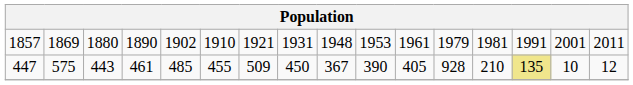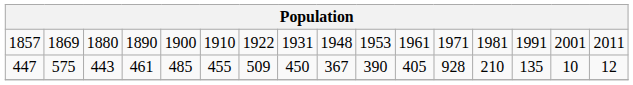(181, 42) 1902 -> (181, 42) 1900
(259, 42) 1921 -> (259, 42) 1922
(453, 42) 1979 -> (453, 42) 1971
(531, 67) khaki background -> (531, 67) no background
